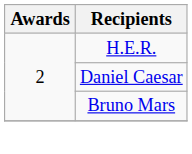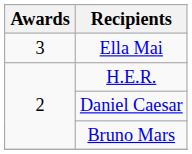+ row: (131, 47)
